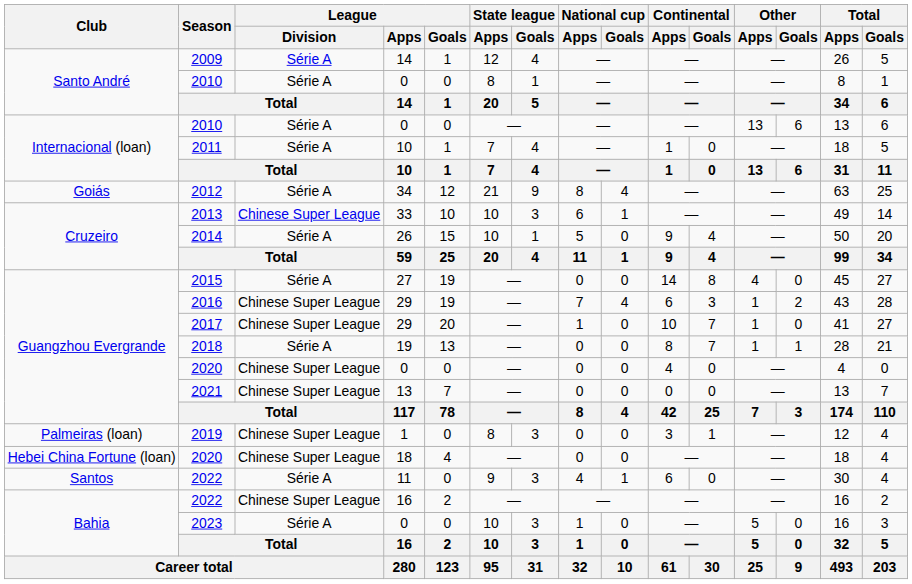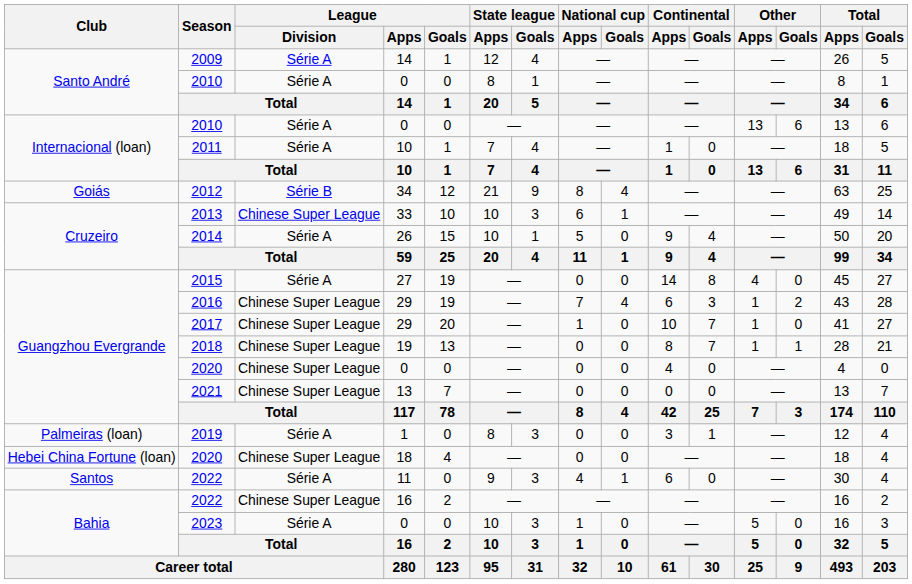(309, 192) Série A -> (309, 192) Série B
(309, 346) Série A -> (309, 346) Chinese Super League
(309, 434) Chinese Super League -> (309, 434) Série A
